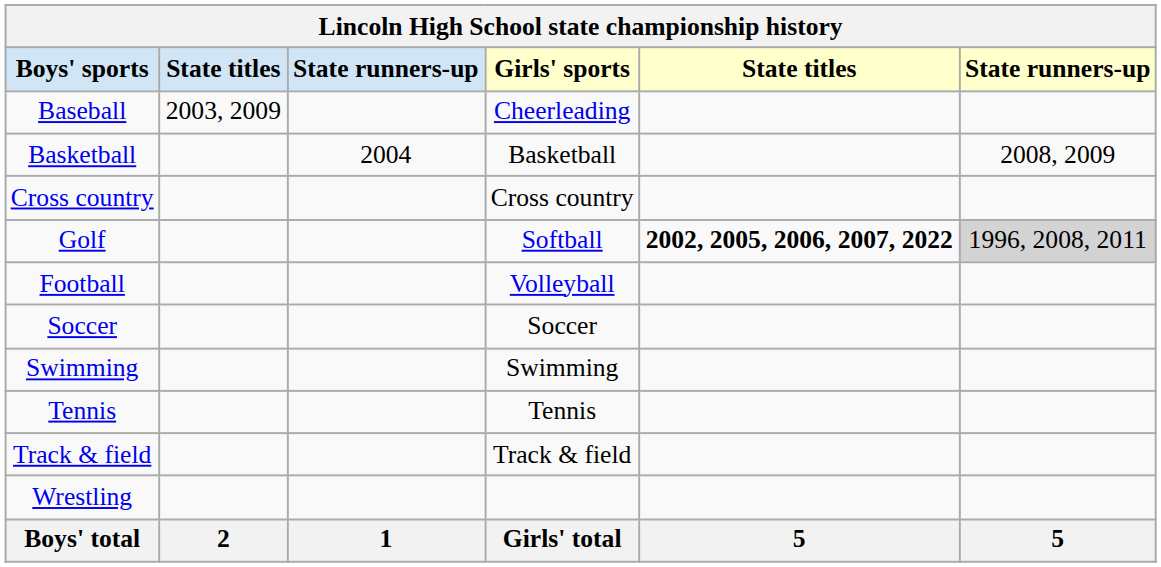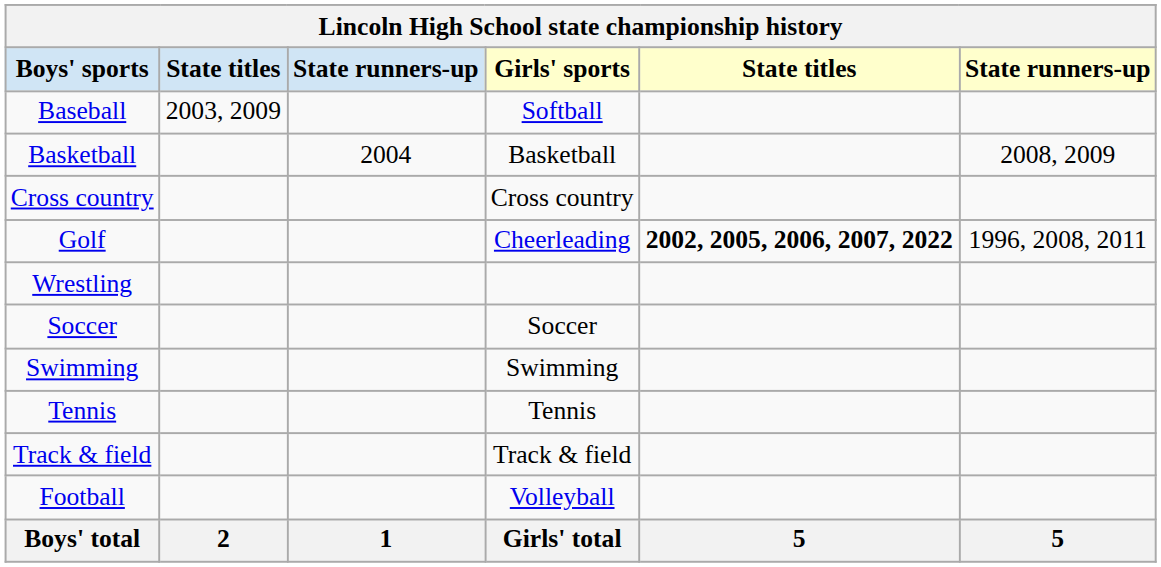(562, 111) Cheerleading -> (562, 111) Softball
(562, 240) Softball -> (562, 240) Cheerleading
(1058, 240) lightgrey background -> (1058, 240) no background
rows swapped: (82, 283) <-> (82, 497)
